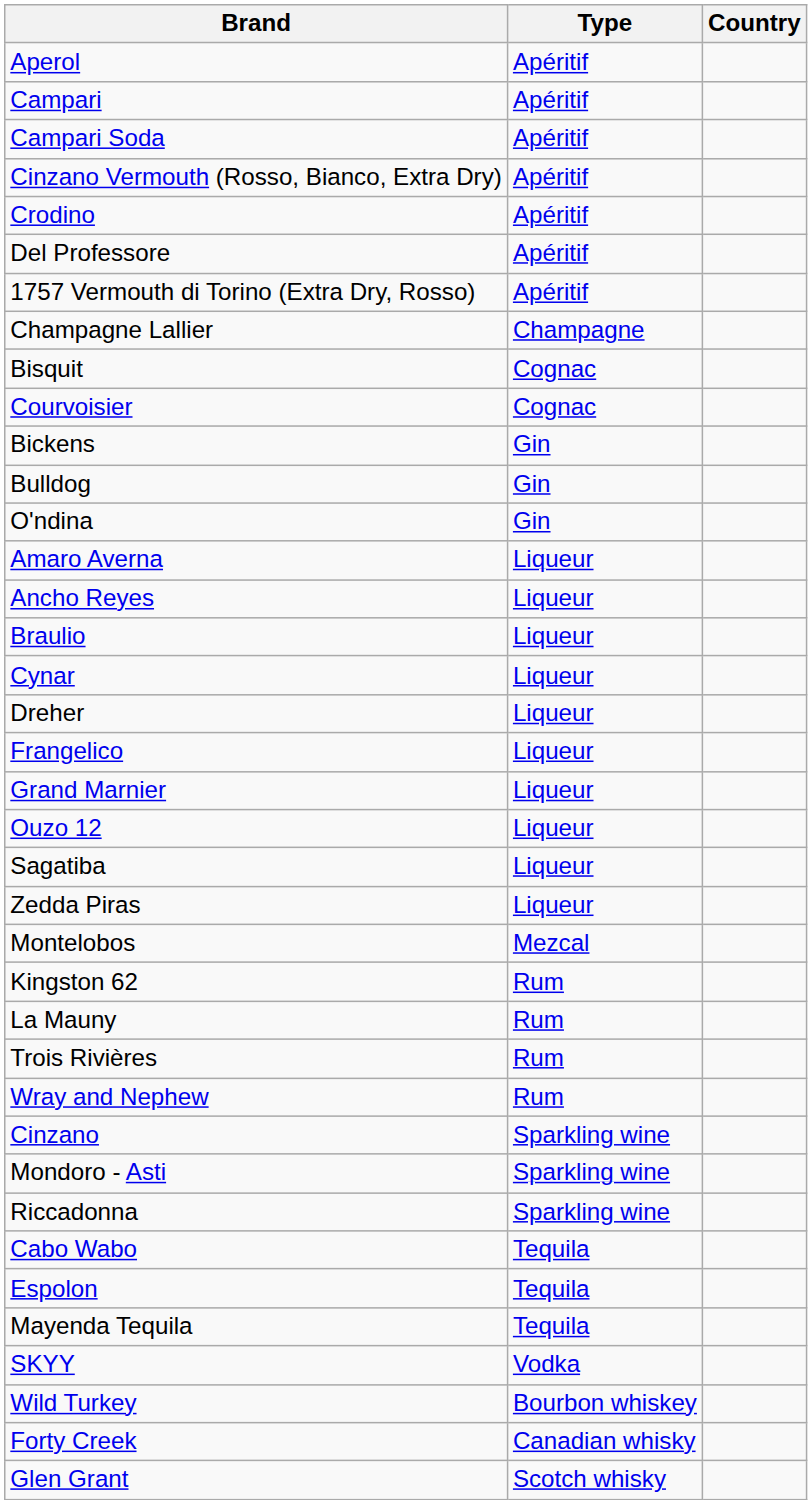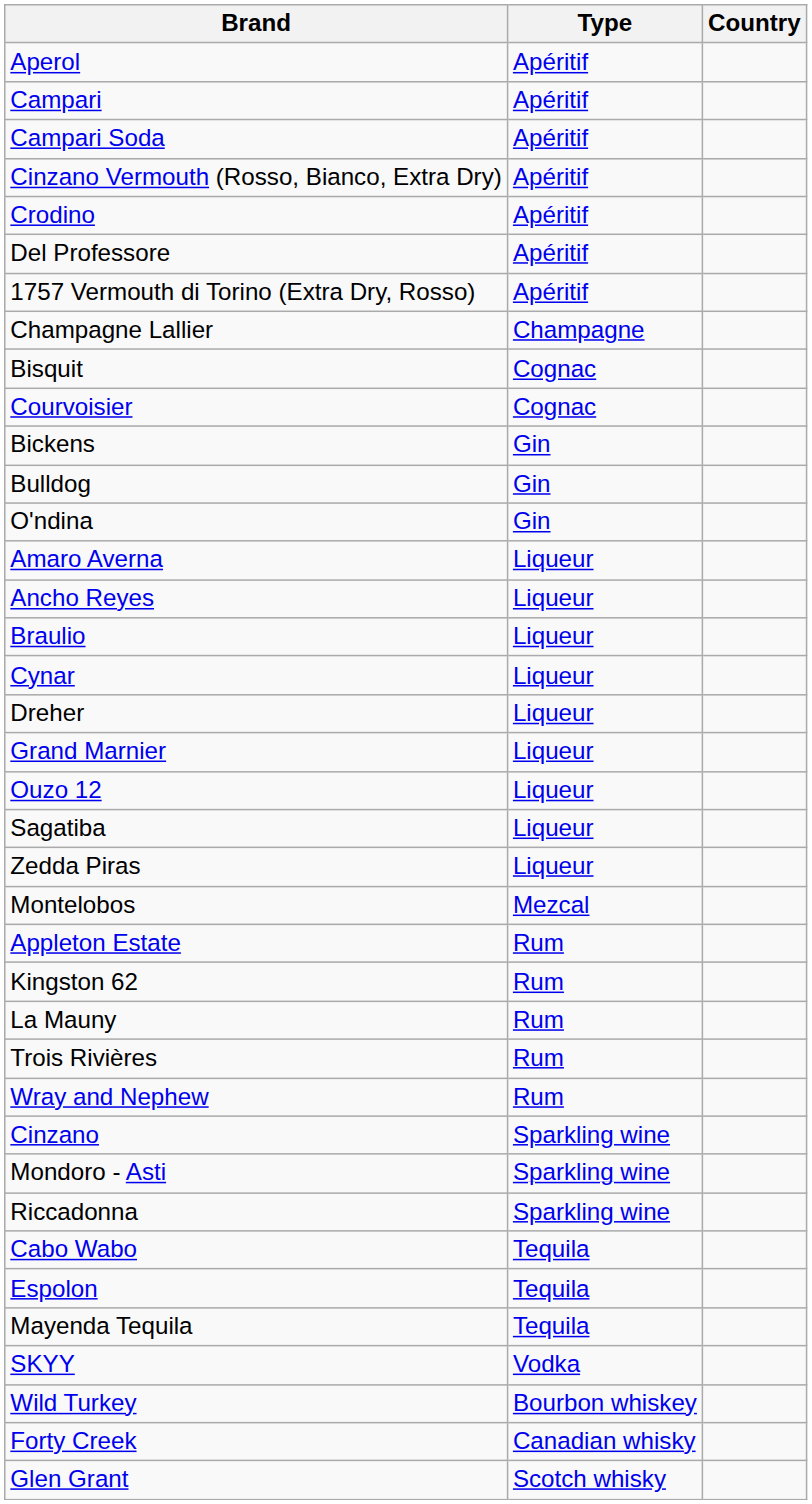- row: (67, 751)
+ row: (96, 943)
